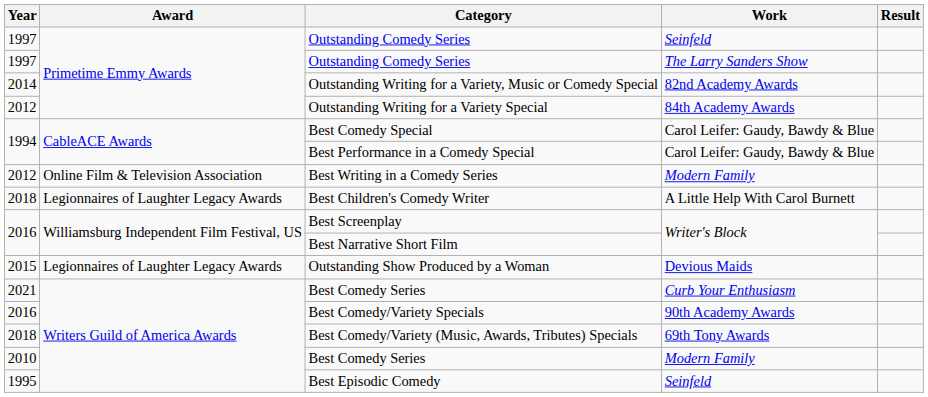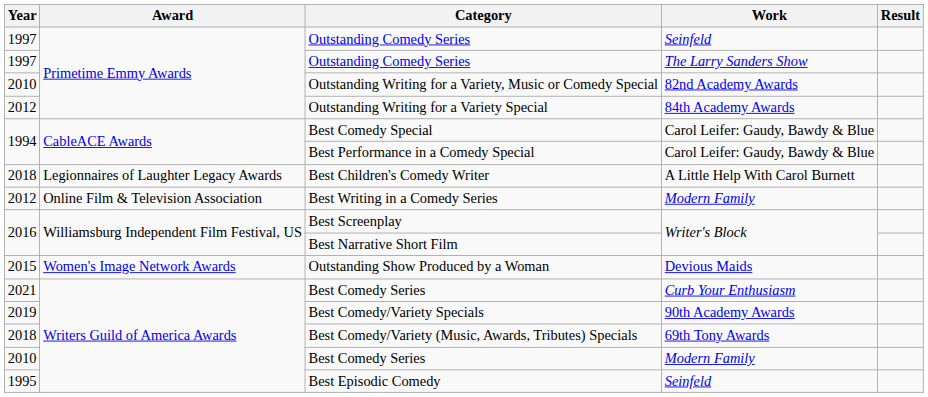(22, 84) 2014 -> (22, 84) 2010
rows swapped: (399, 198) <-> (403, 175)
(162, 267) Legionnaires of Laughter Legacy Awards -> (139, 267) Women's Image Network Awards
(22, 312) 2016 -> (22, 312) 2019
